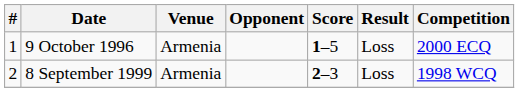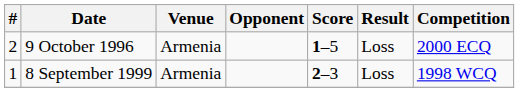(13, 45) 1 -> (13, 45) 2
(13, 73) 2 -> (13, 73) 1
